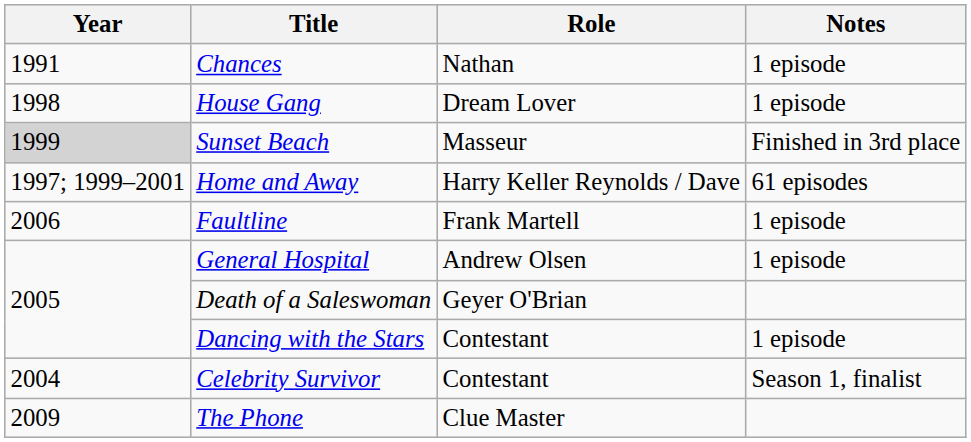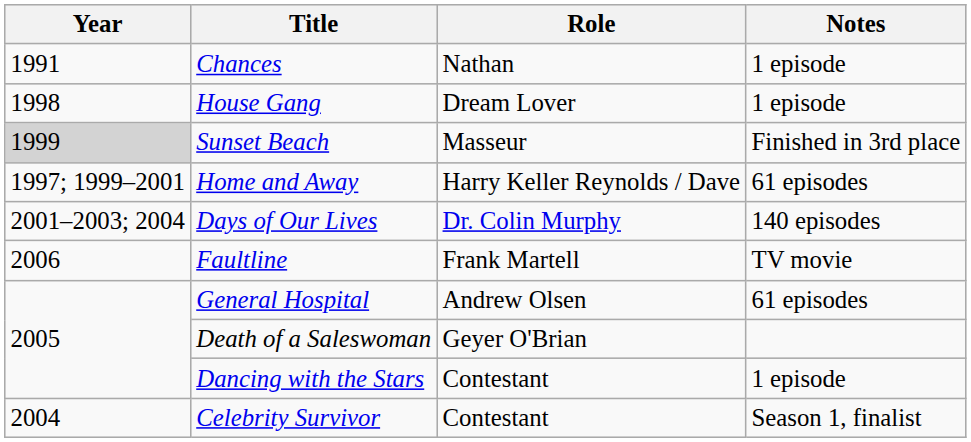+ row: (287, 220)
(799, 220) 1 episode -> (802, 260) TV movie
(799, 260) 1 episode -> (810, 299) 61 episodes
- row: (250, 417)
